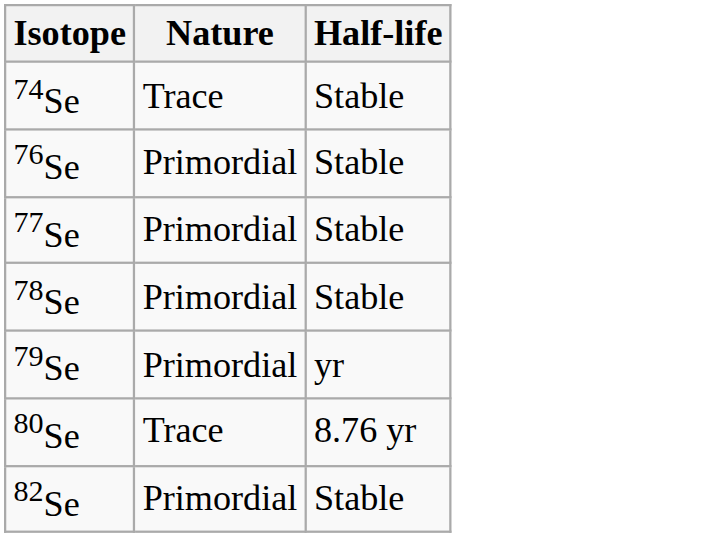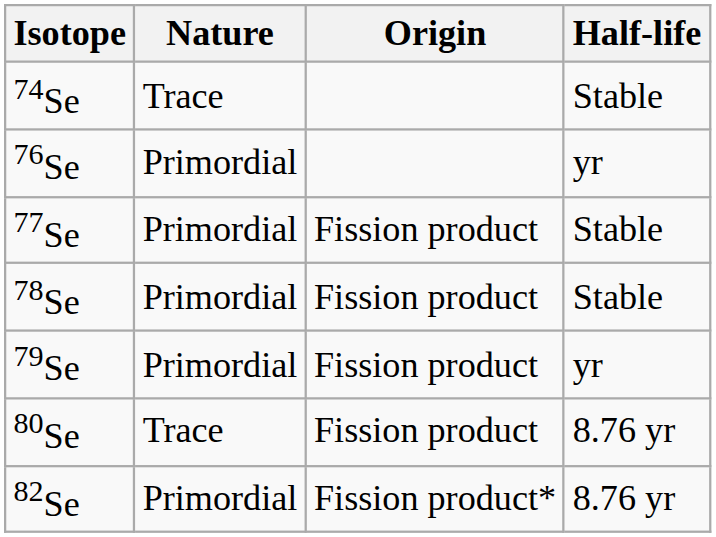+ column: (435, 33)
(359, 162) Stable -> (588, 162) yr
(359, 498) Stable -> (624, 498) 8.76 yr
